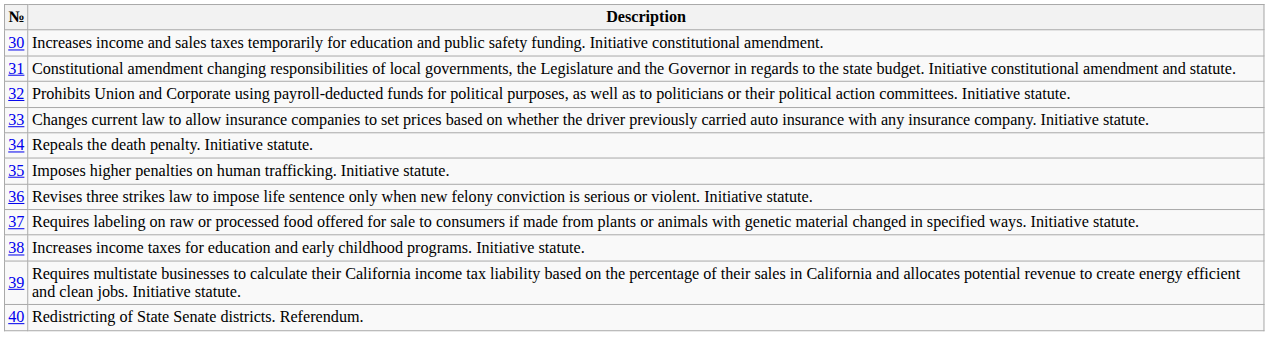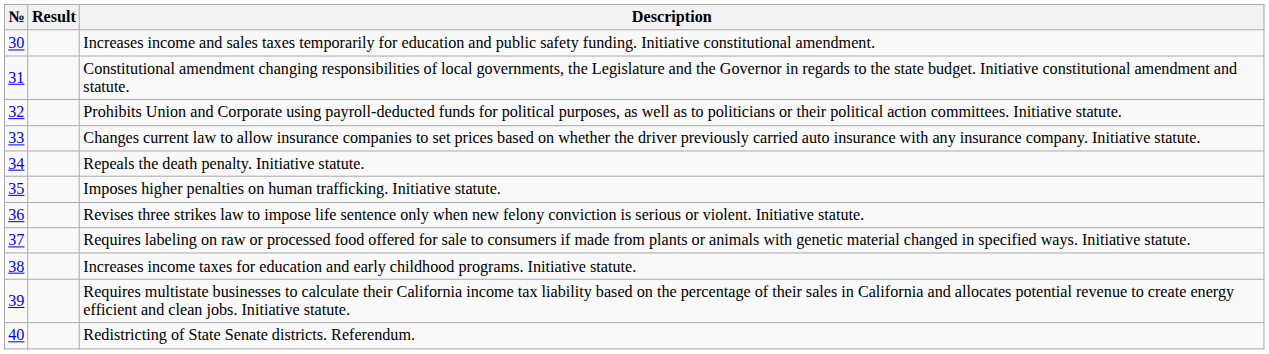+ column: (54, 17)
